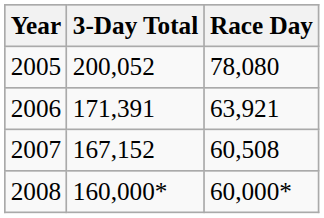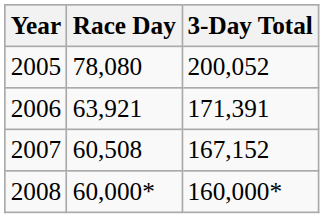columns swapped: (261, 25) <-> (136, 25)
